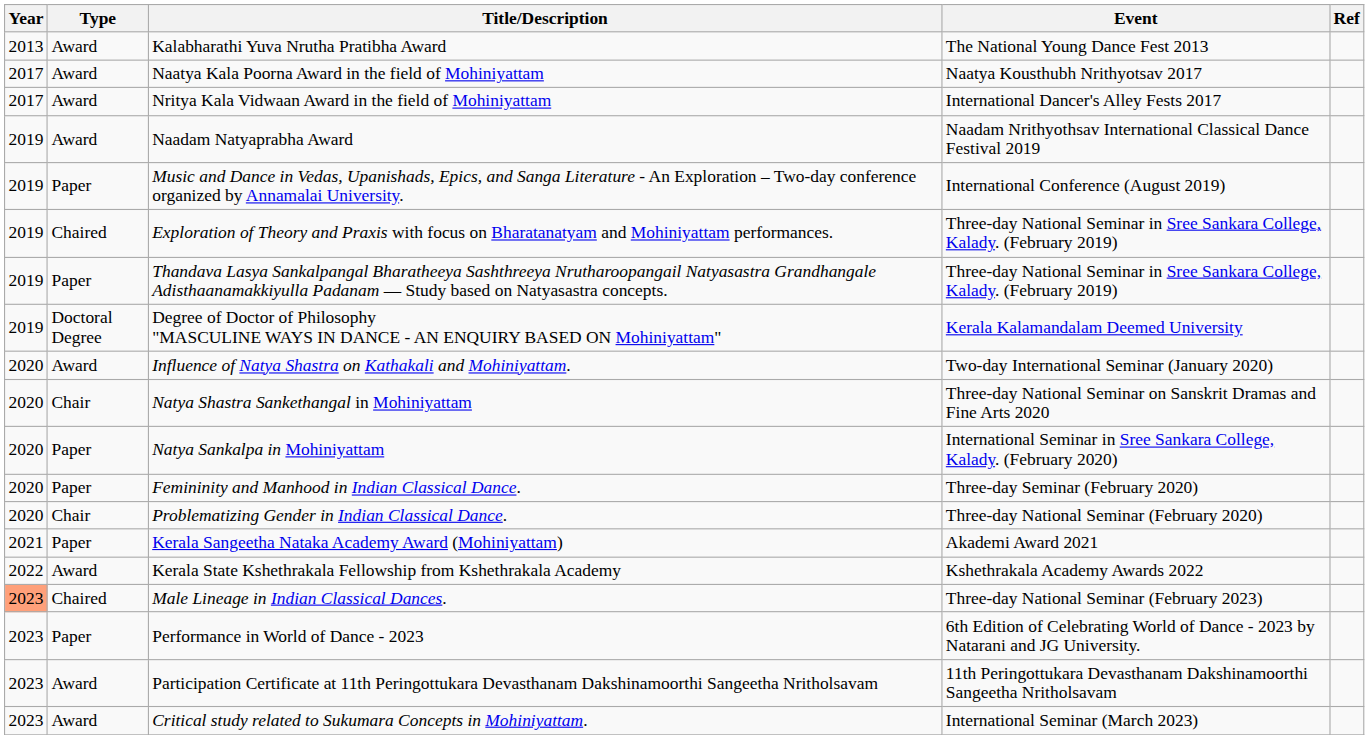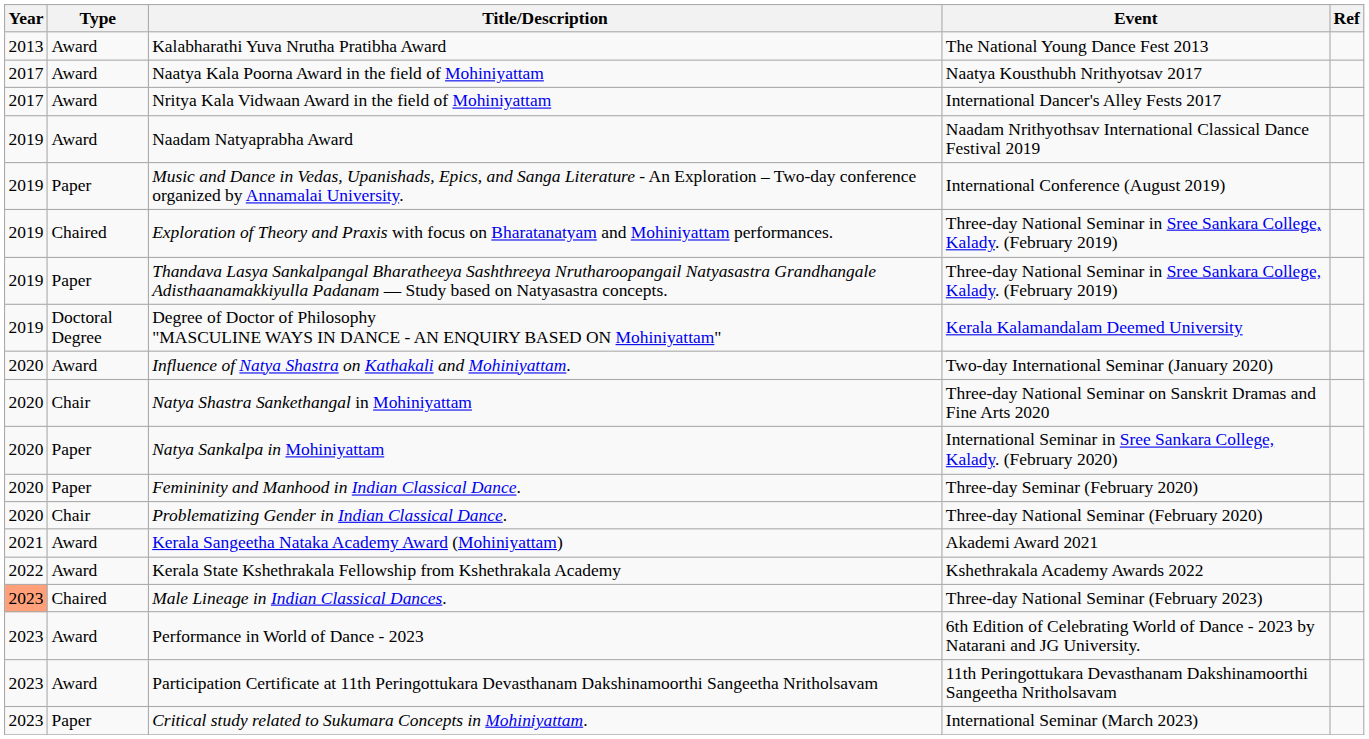(71, 542) Paper -> (74, 542) Award
(71, 635) Paper -> (74, 635) Award
(74, 720) Award -> (71, 720) Paper
